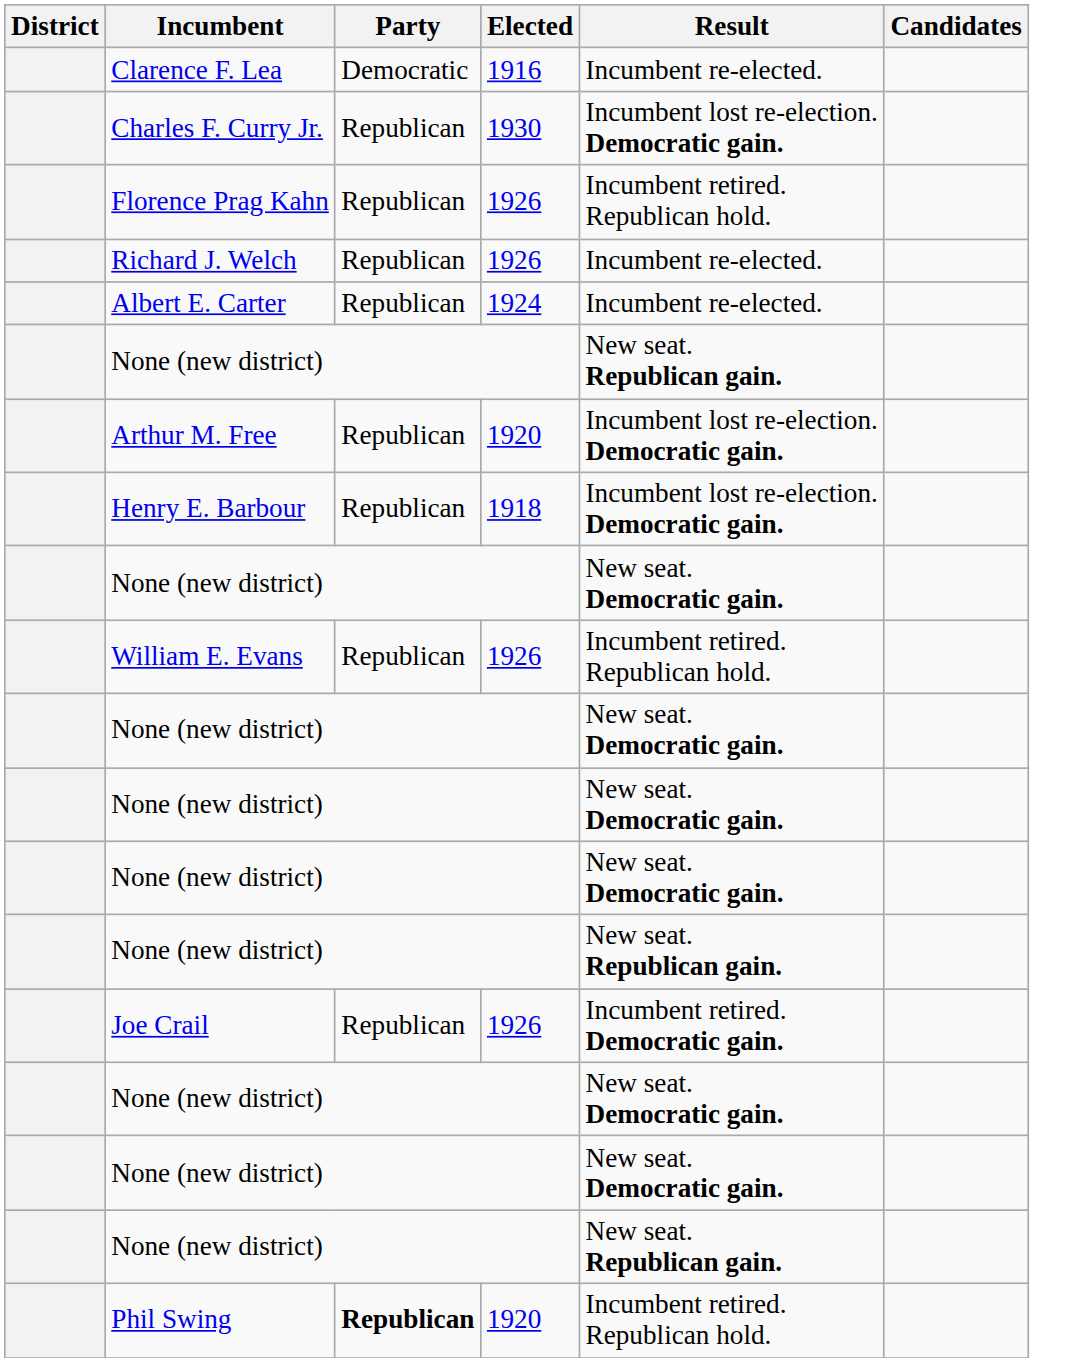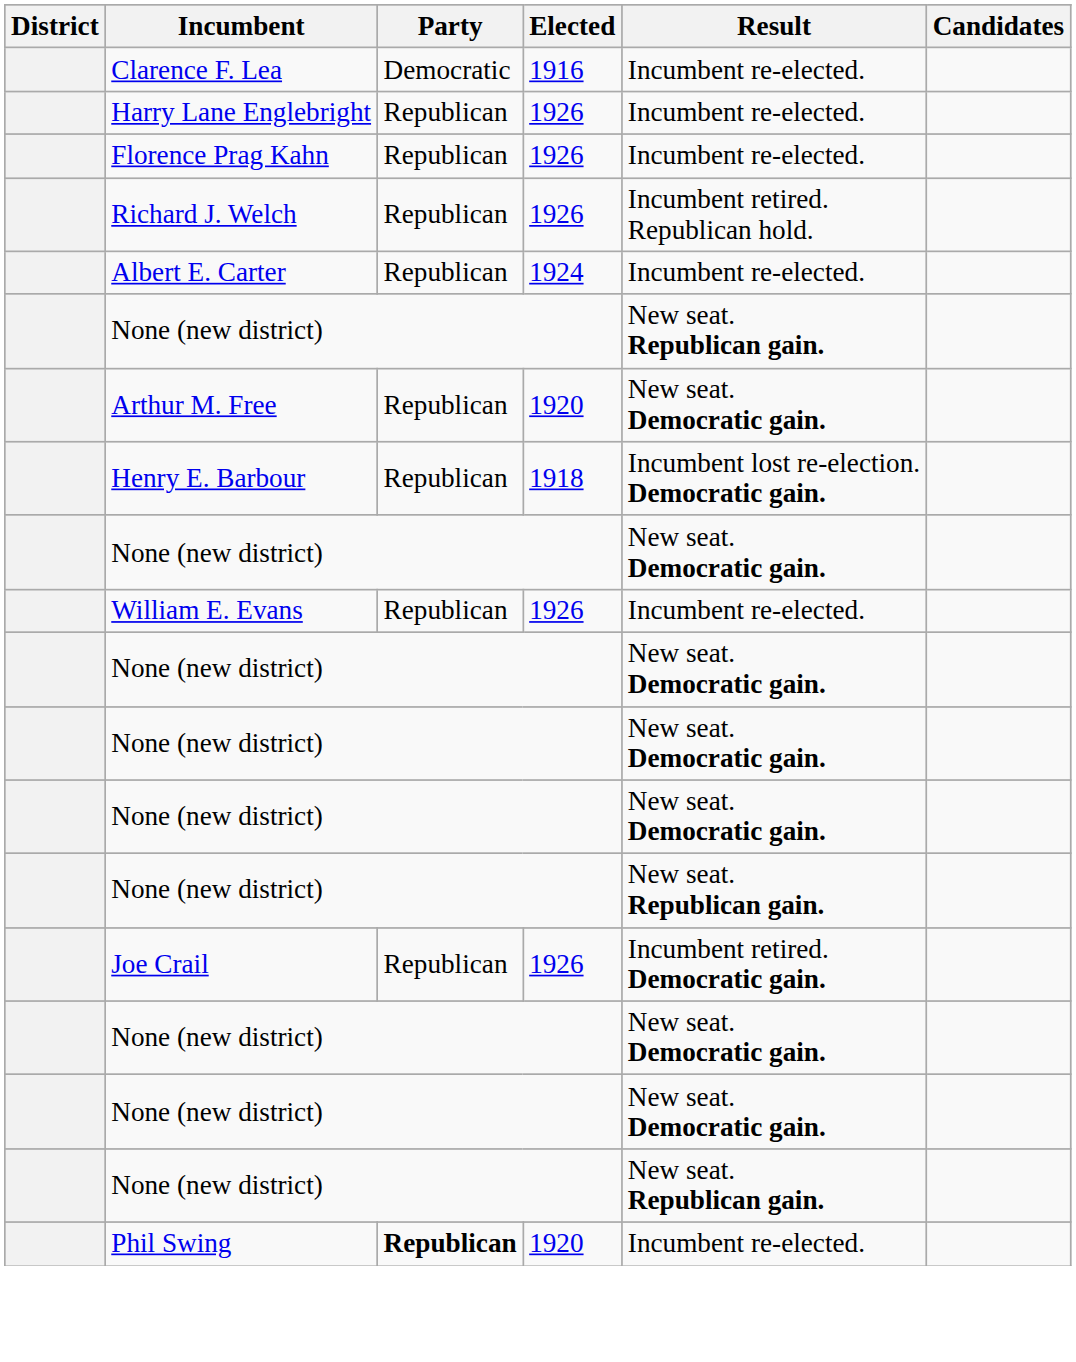+ row: (241, 112)
- row: (217, 127)
(686, 201) Incumbent retired. Republican hold. -> (746, 155) Incumbent re-elected.
(704, 259) Incumbent re-elected. -> (728, 213) Incumbent retired. Republican hold.
(732, 435) Incumbent lost re-election. Democratic gain. -> (727, 404) New seat. Democratic gain.
(686, 656) Incumbent retired. Republican hold. -> (746, 610) Incumbent re-elected.
(686, 1319) Incumbent retired. Republican hold. -> (746, 1243) Incumbent re-elected.
